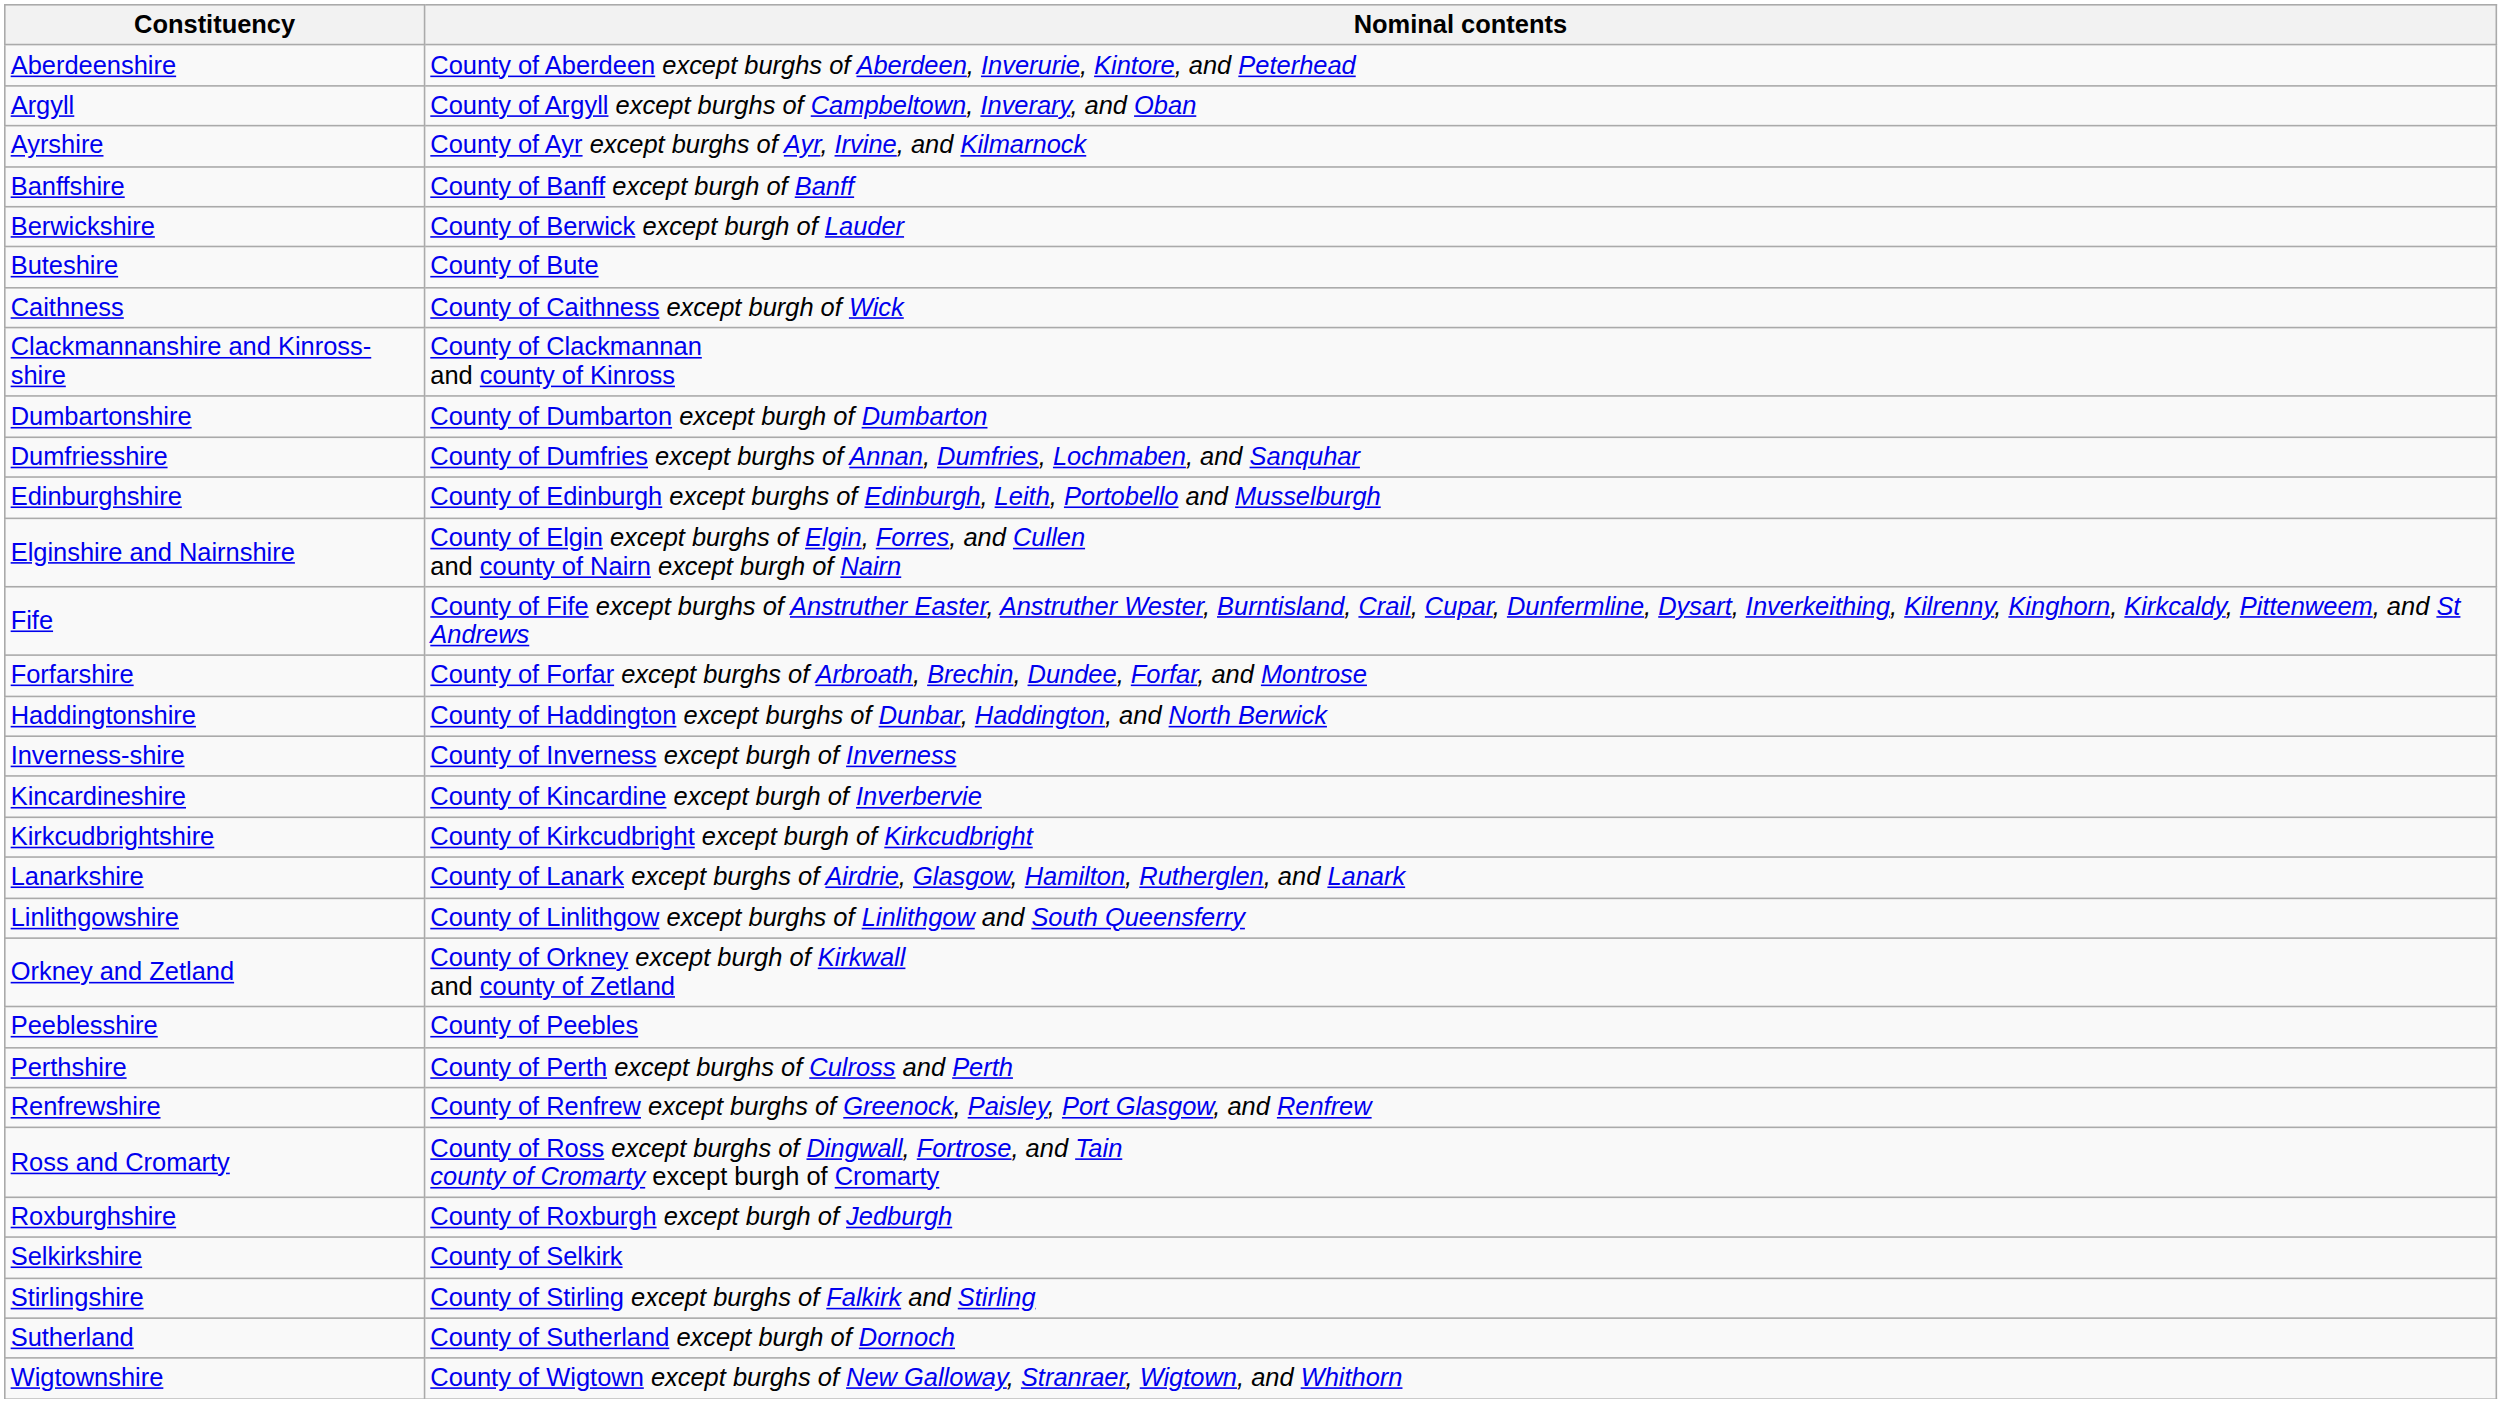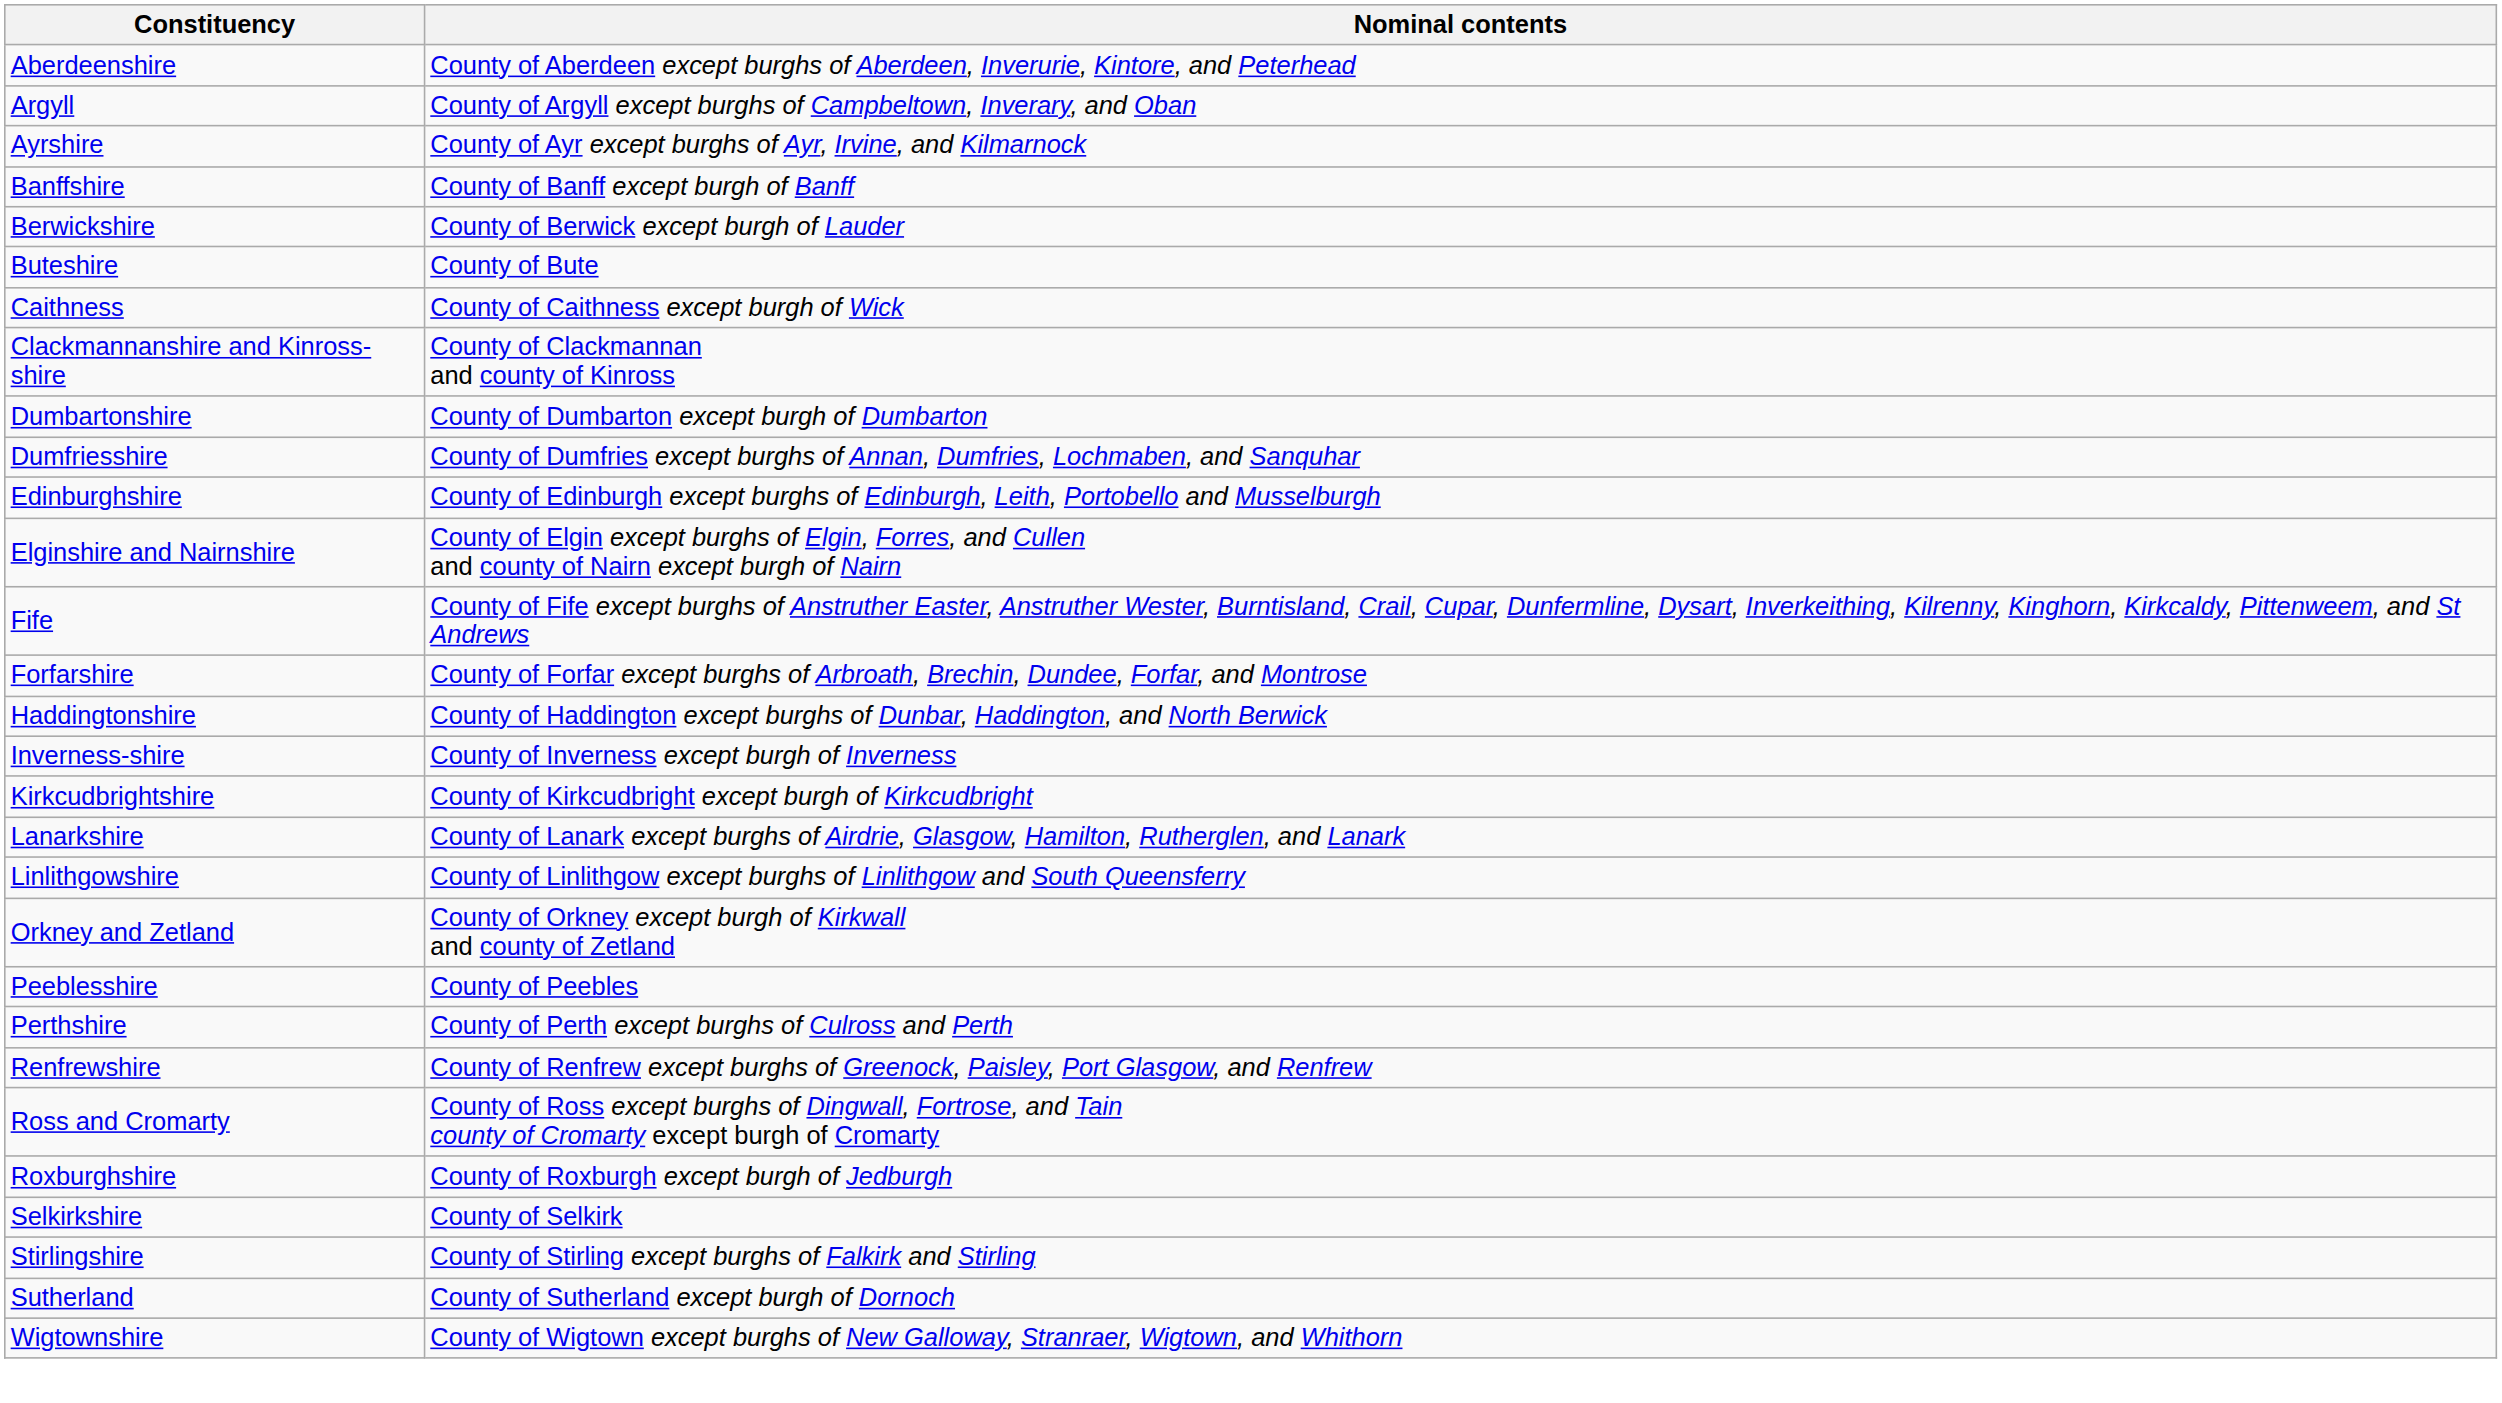- row: (98, 796)
